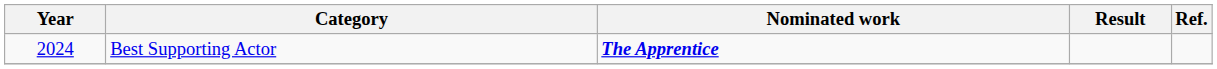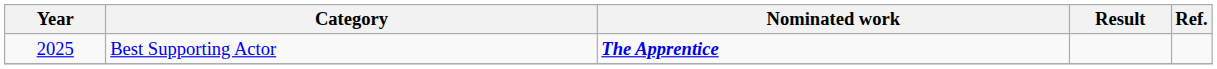(55, 48) 2024 -> (55, 48) 2025
